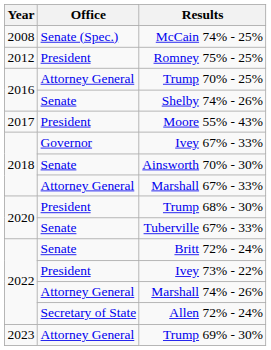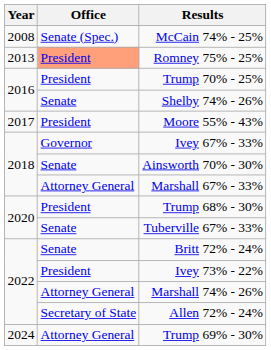(21, 57) 2012 -> (21, 57) 2013
(66, 57) no background -> (66, 57) lightsalmon background
(87, 79) Attorney General -> (66, 79) President
(21, 334) 2023 -> (21, 334) 2024
